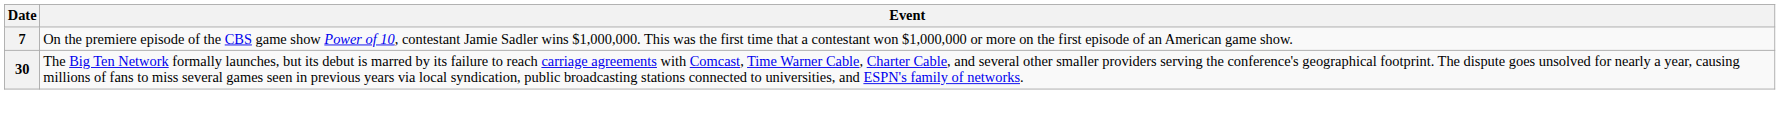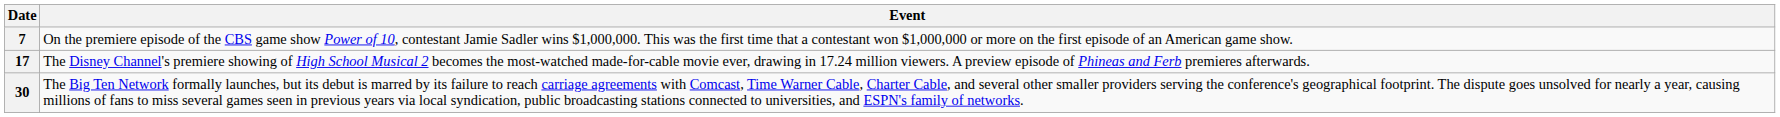+ row: (22, 61)
